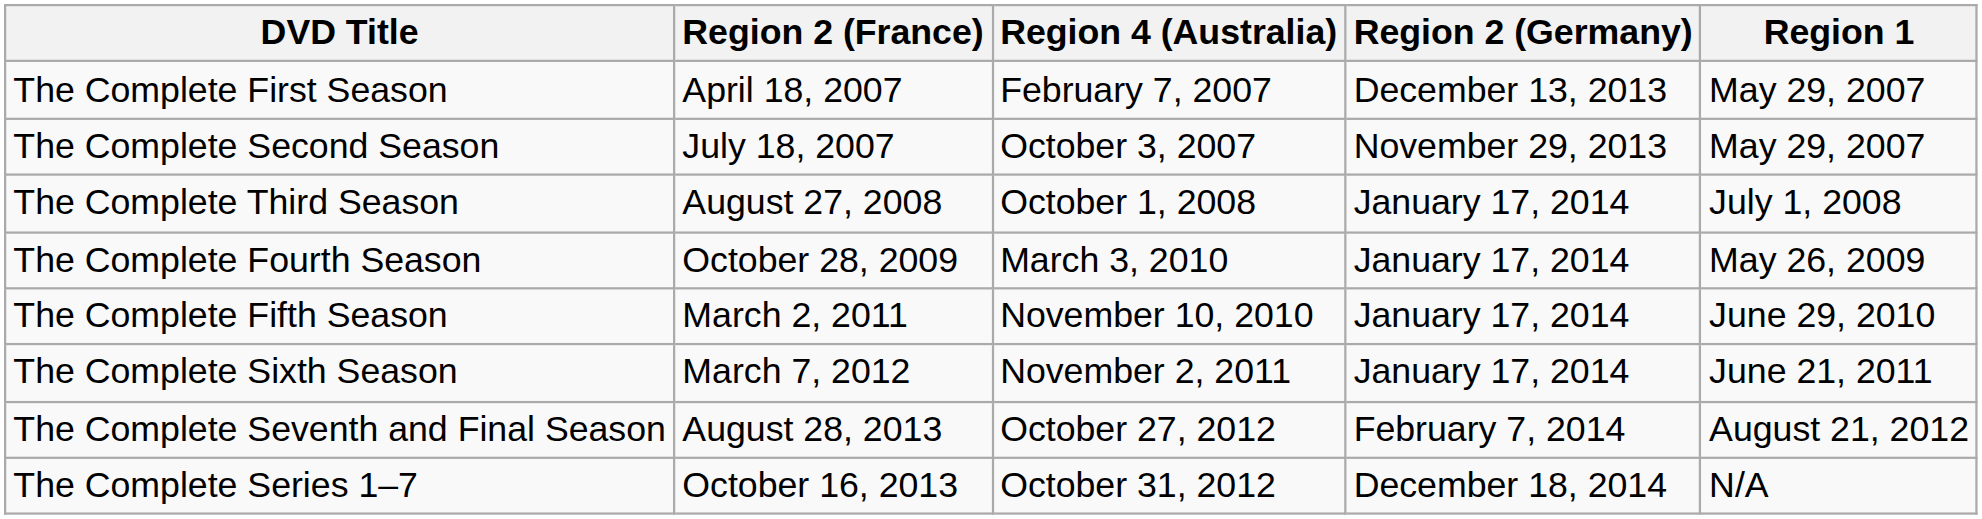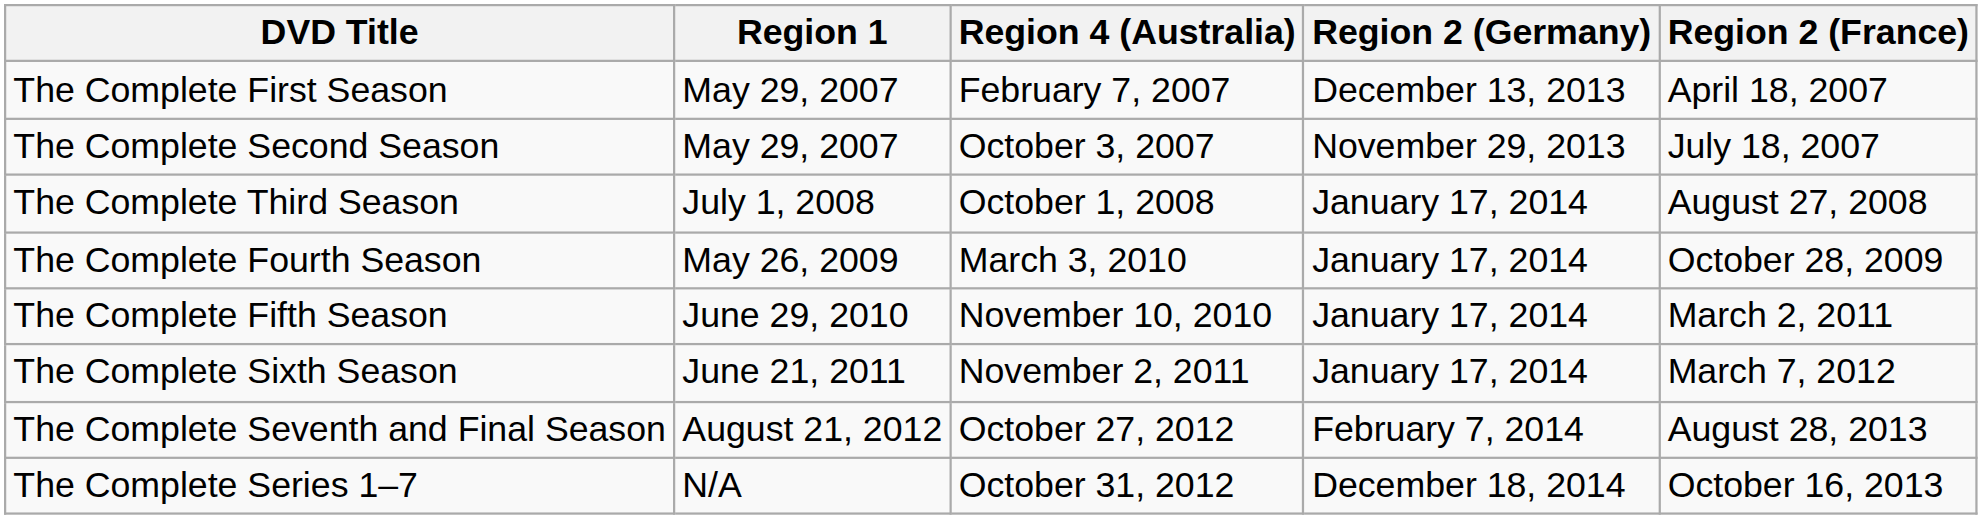columns swapped: (1839, 32) <-> (833, 32)
